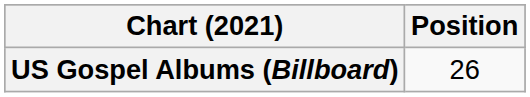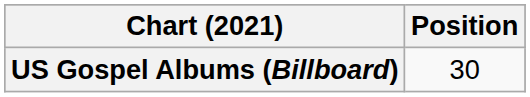(465, 69) 26 -> (465, 69) 30
